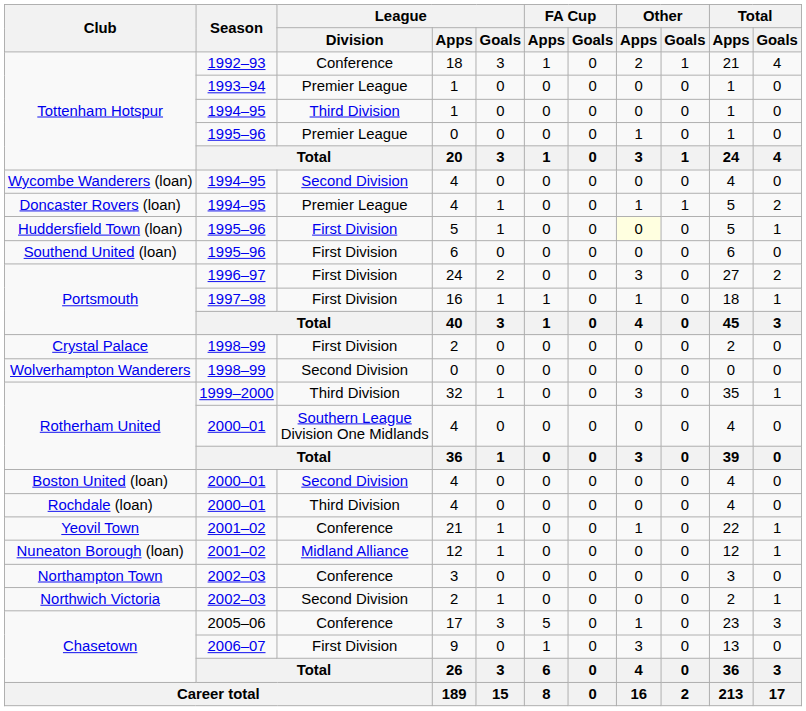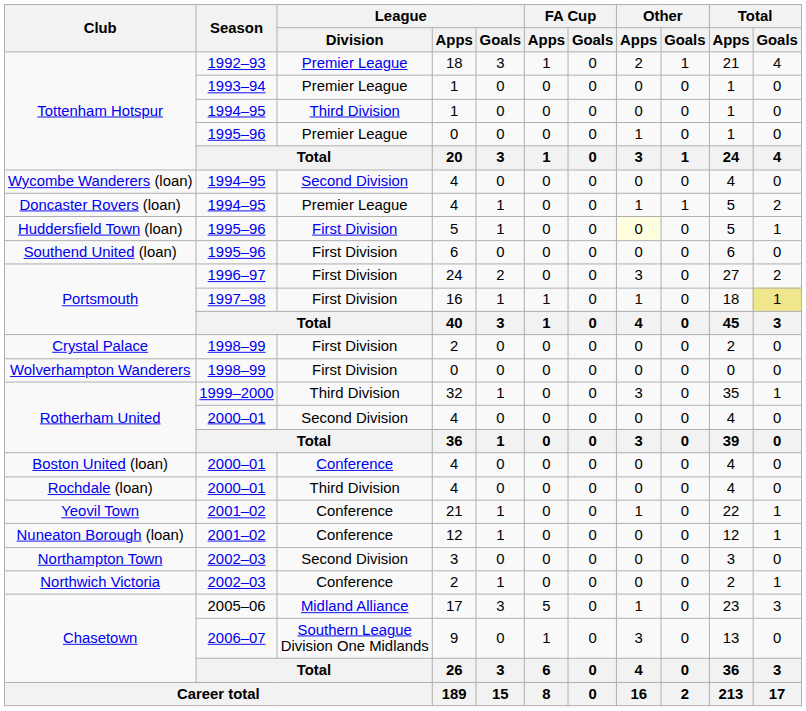(355, 63) Conference -> (355, 63) Premier League
(777, 299) no background -> (777, 299) khaki background
(355, 370) Second Division -> (355, 370) First Division
(355, 425) Southern League Division One Midlands -> (355, 417) Second Division
(355, 481) Second Division -> (355, 464) Conference
(355, 552) Midland Alliance -> (355, 535) Conference
(355, 575) Conference -> (355, 559) Second Division
(355, 599) Second Division -> (355, 582) Conference
(355, 623) Conference -> (355, 606) Midland Alliance
(355, 646) First Division -> (355, 638) Southern League Division One Midlands
